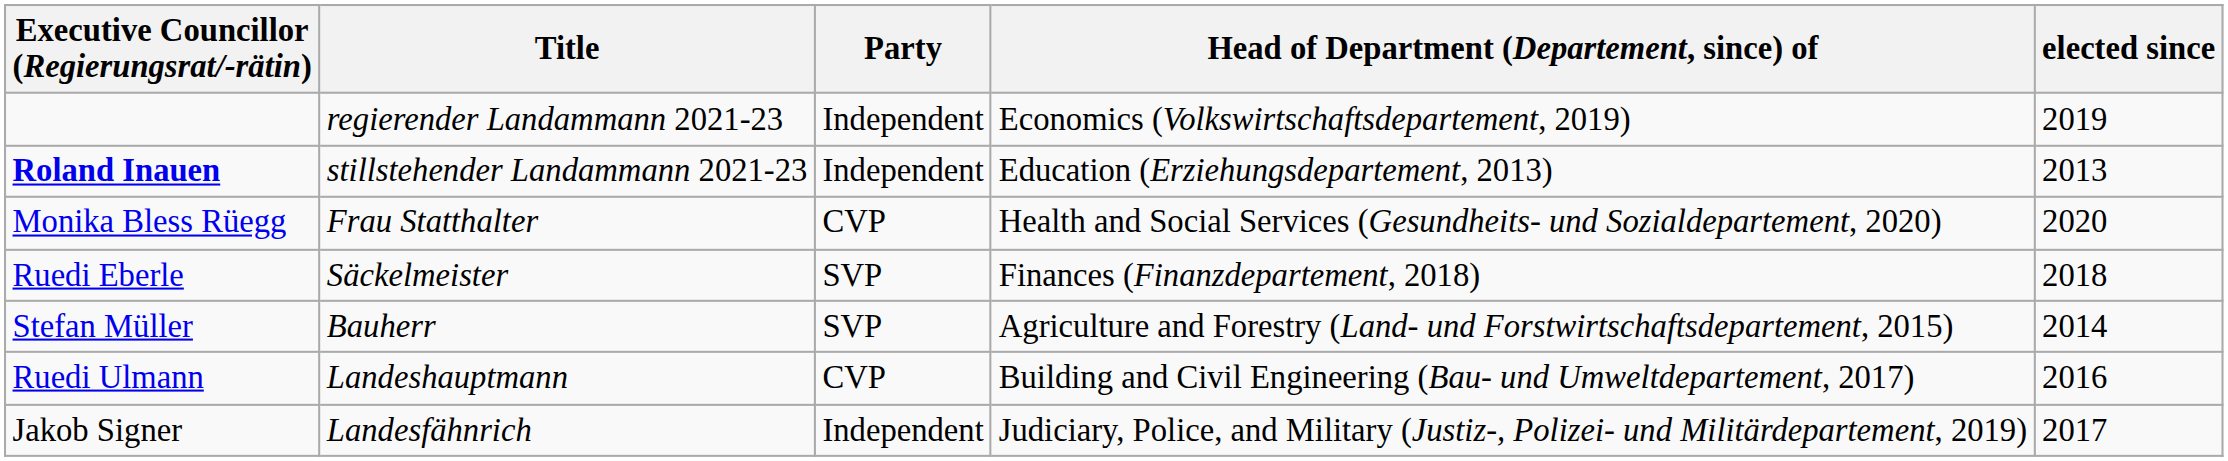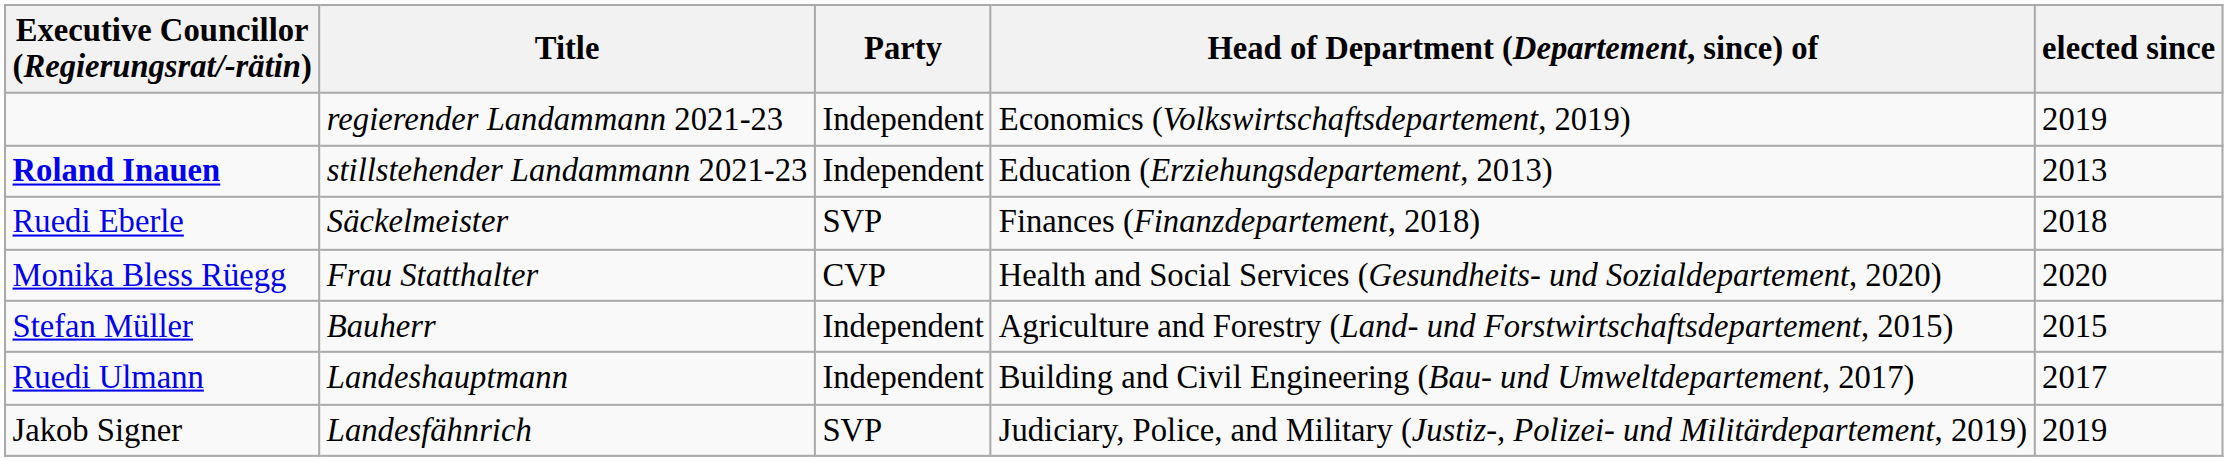rows swapped: (149, 222) <-> (98, 274)
(852, 325) SVP -> (903, 325) Independent
(2075, 325) 2014 -> (2075, 325) 2015
(854, 377) CVP -> (903, 377) Independent
(2075, 377) 2016 -> (2075, 377) 2017
(903, 429) Independent -> (852, 429) SVP
(2075, 429) 2017 -> (2075, 429) 2019
